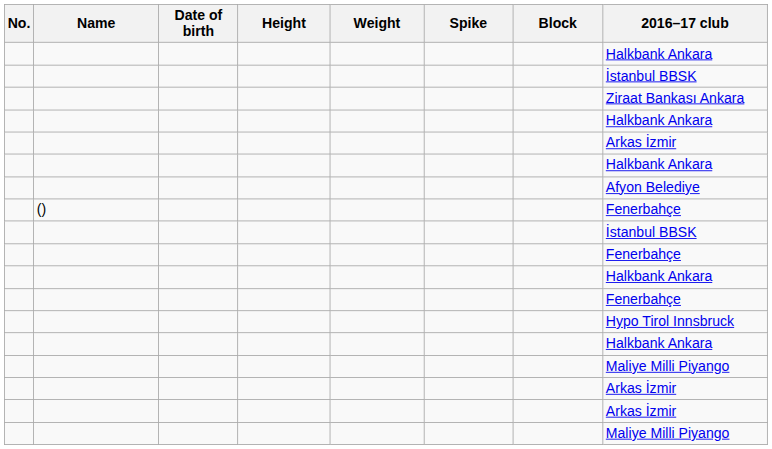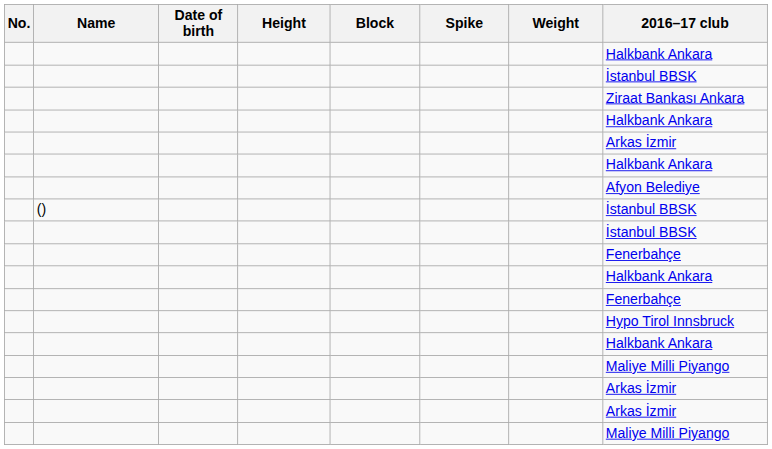columns swapped: (377, 23) <-> (558, 23)
(643, 210) Fenerbahçe -> (651, 210) İstanbul BBSK
